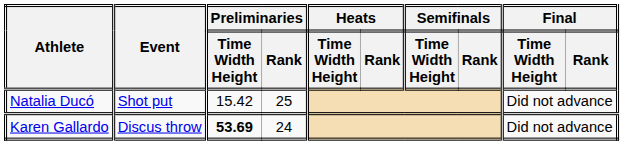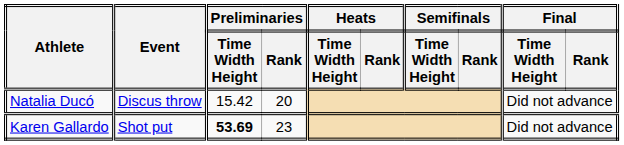(145, 102) Shot put -> (160, 102) Discus throw
(284, 102) 25 -> (284, 102) 20
(160, 127) Discus throw -> (145, 127) Shot put
(284, 127) 24 -> (284, 127) 23
